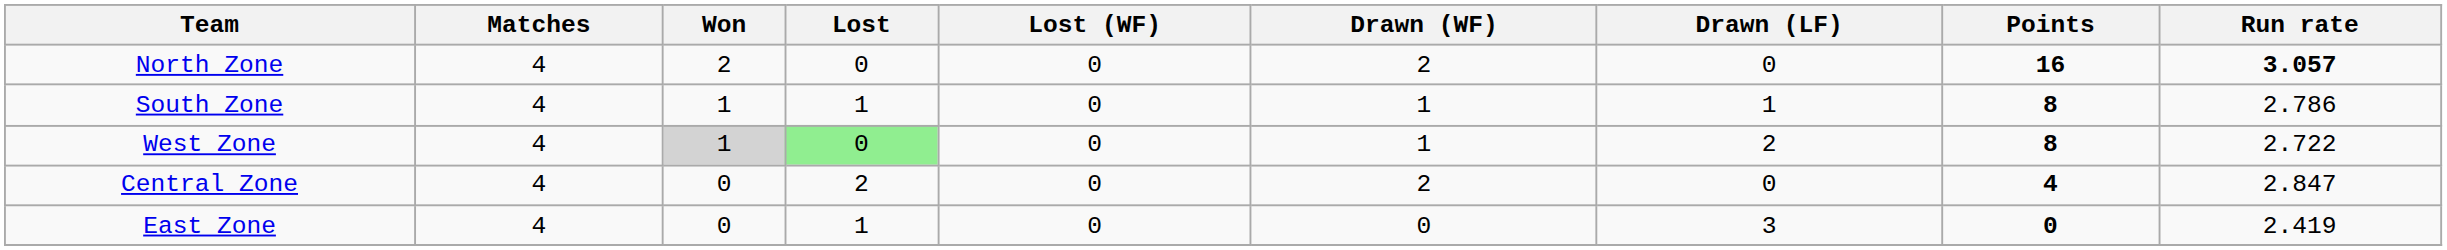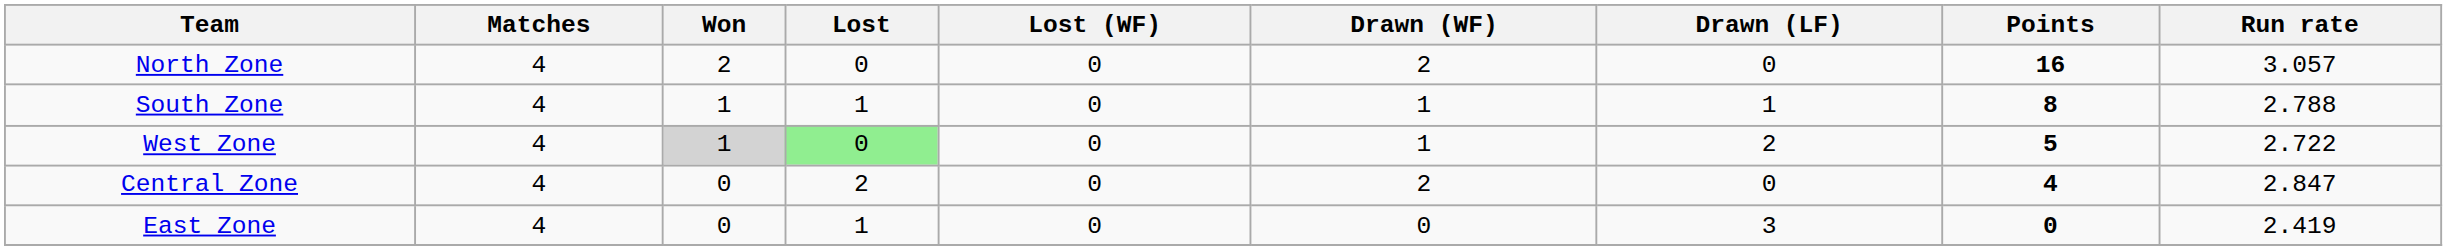(2300, 65) bold -> (2300, 65) normal
(2300, 105) 2.786 -> (2300, 105) 2.788
(2050, 145) 8 -> (2050, 145) 5
